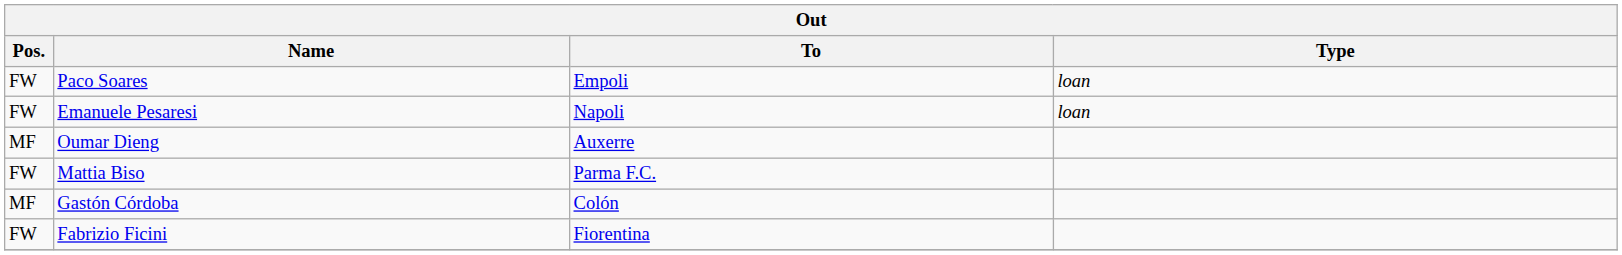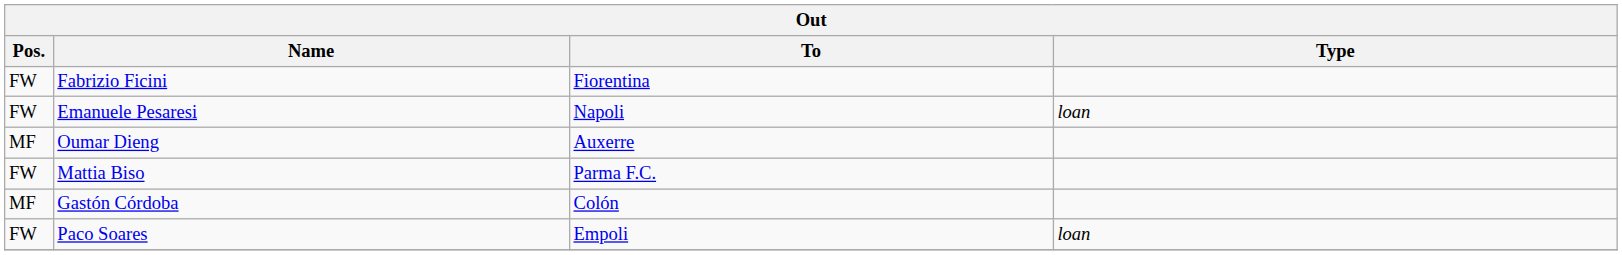rows swapped: (102, 81) <-> (112, 234)
